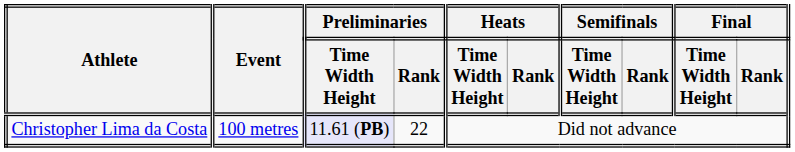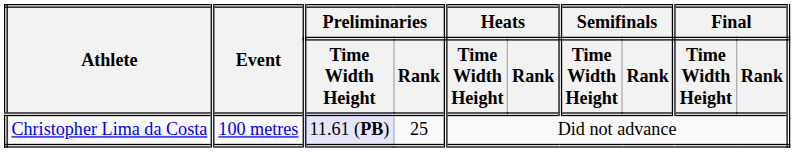(419, 130) 22 -> (419, 130) 25
